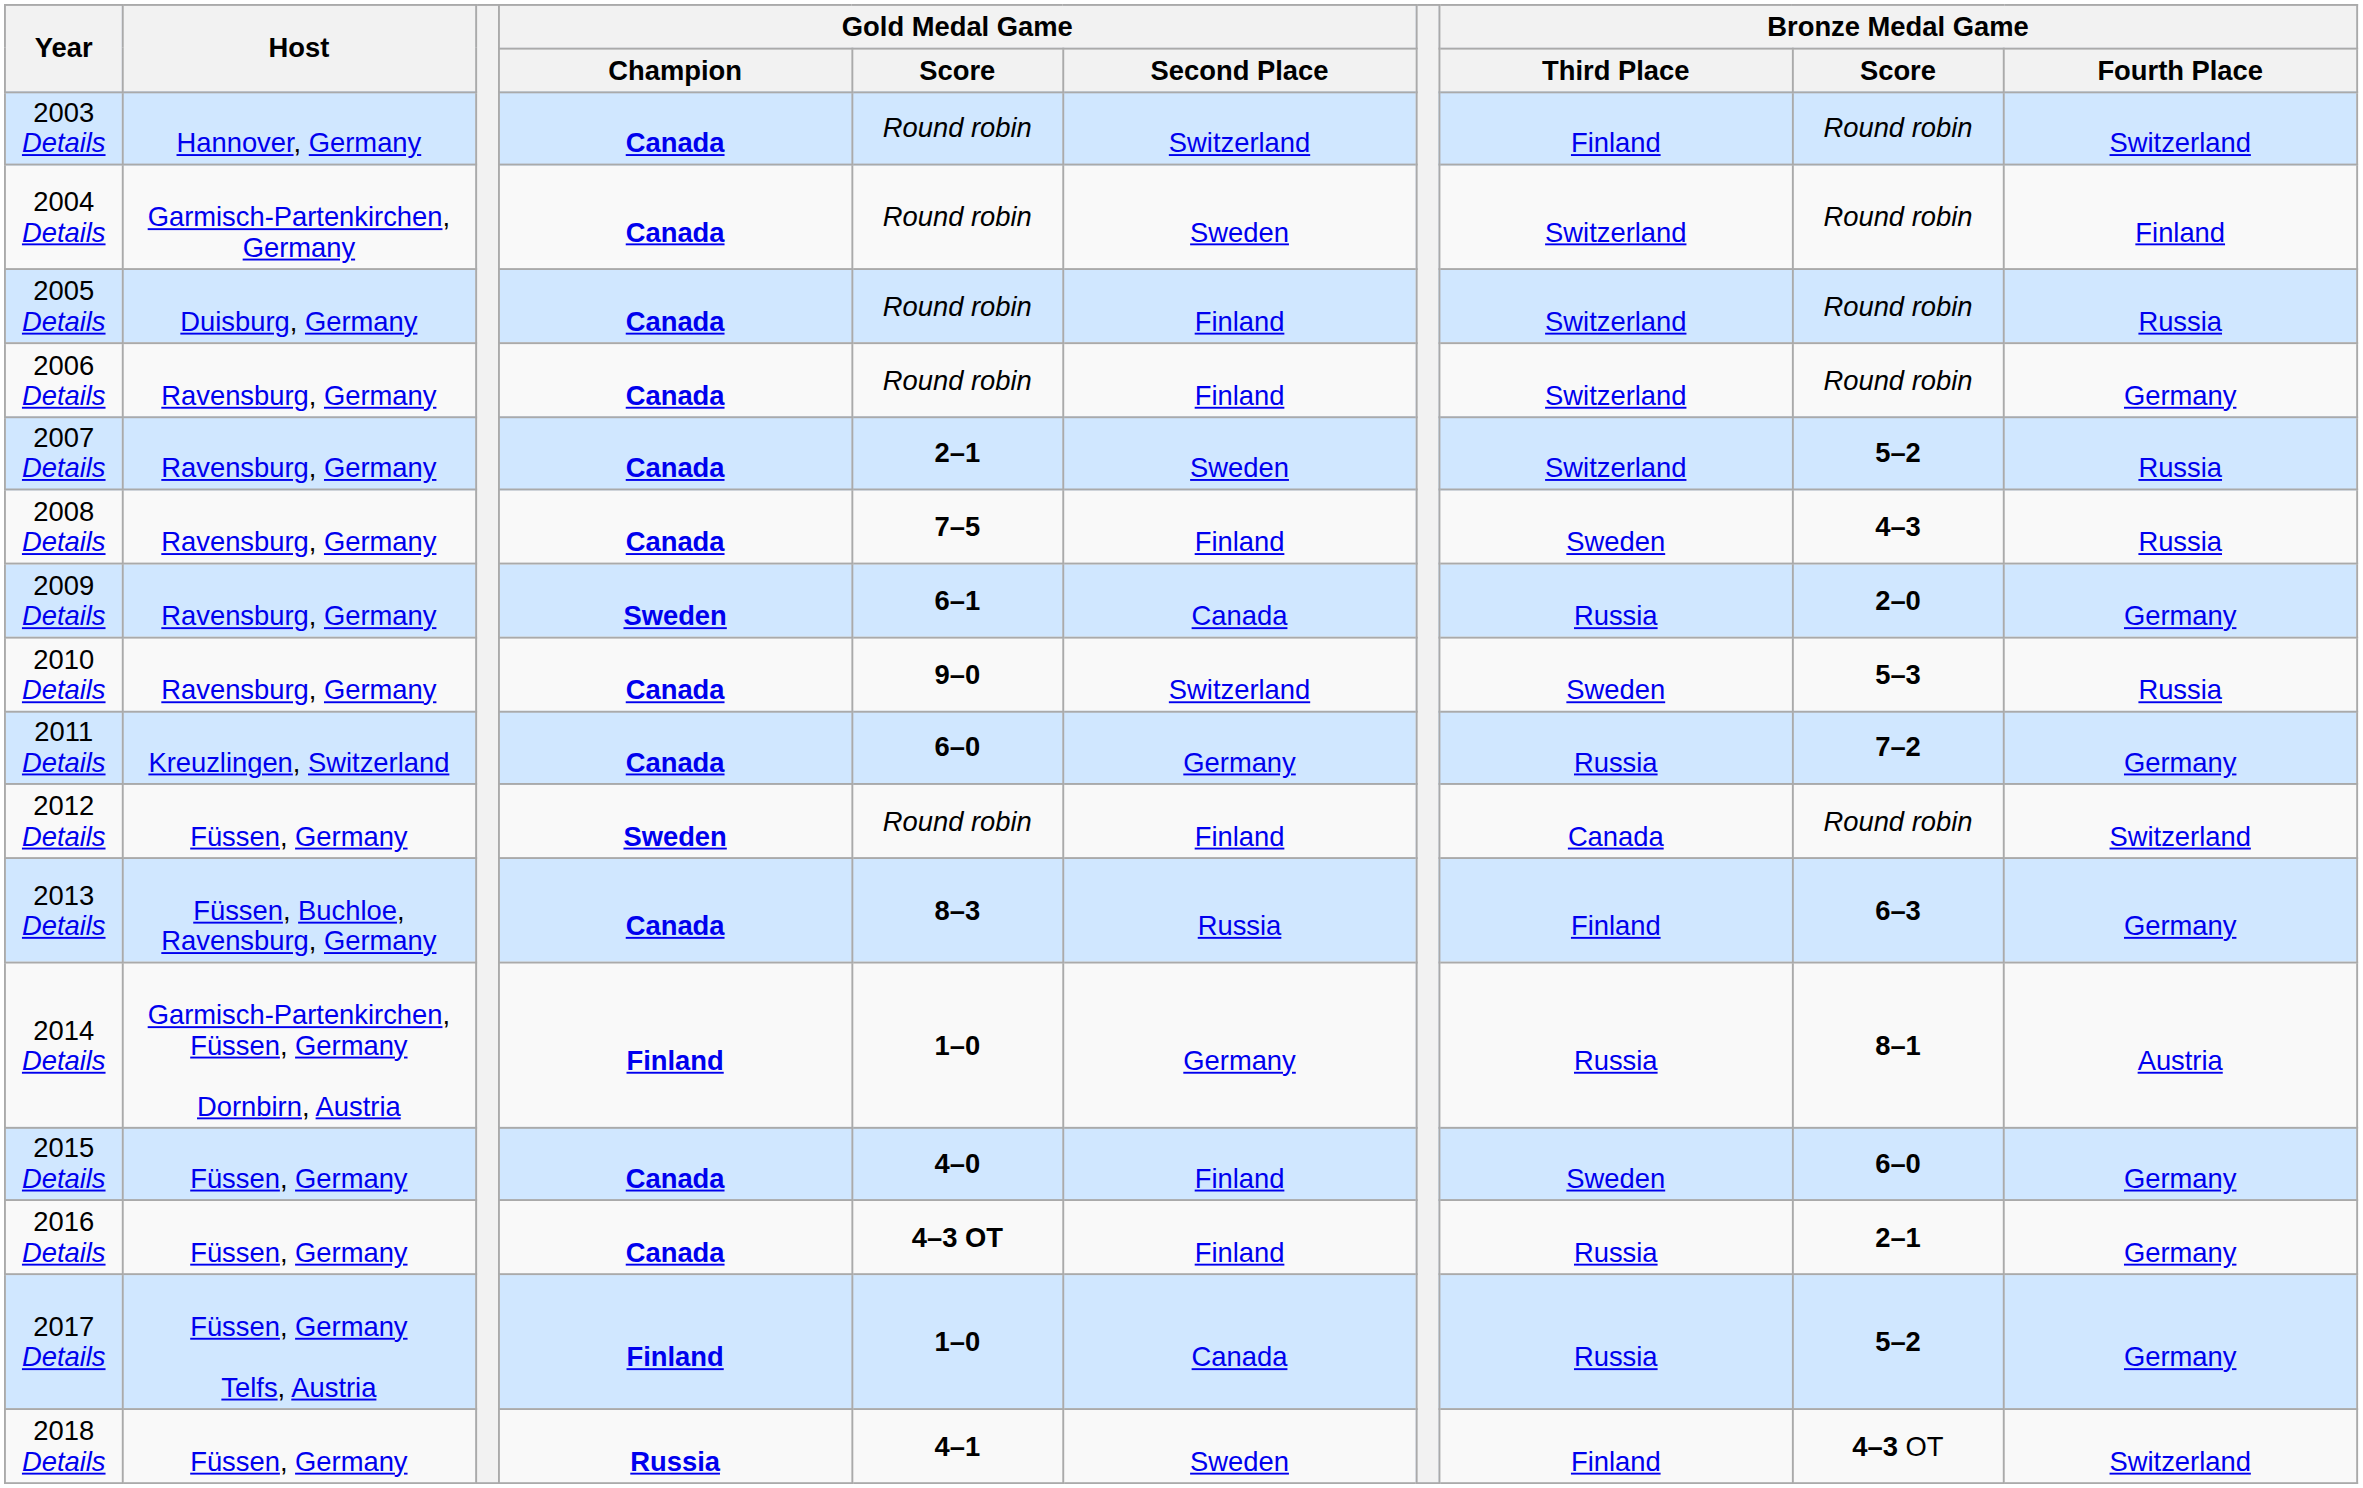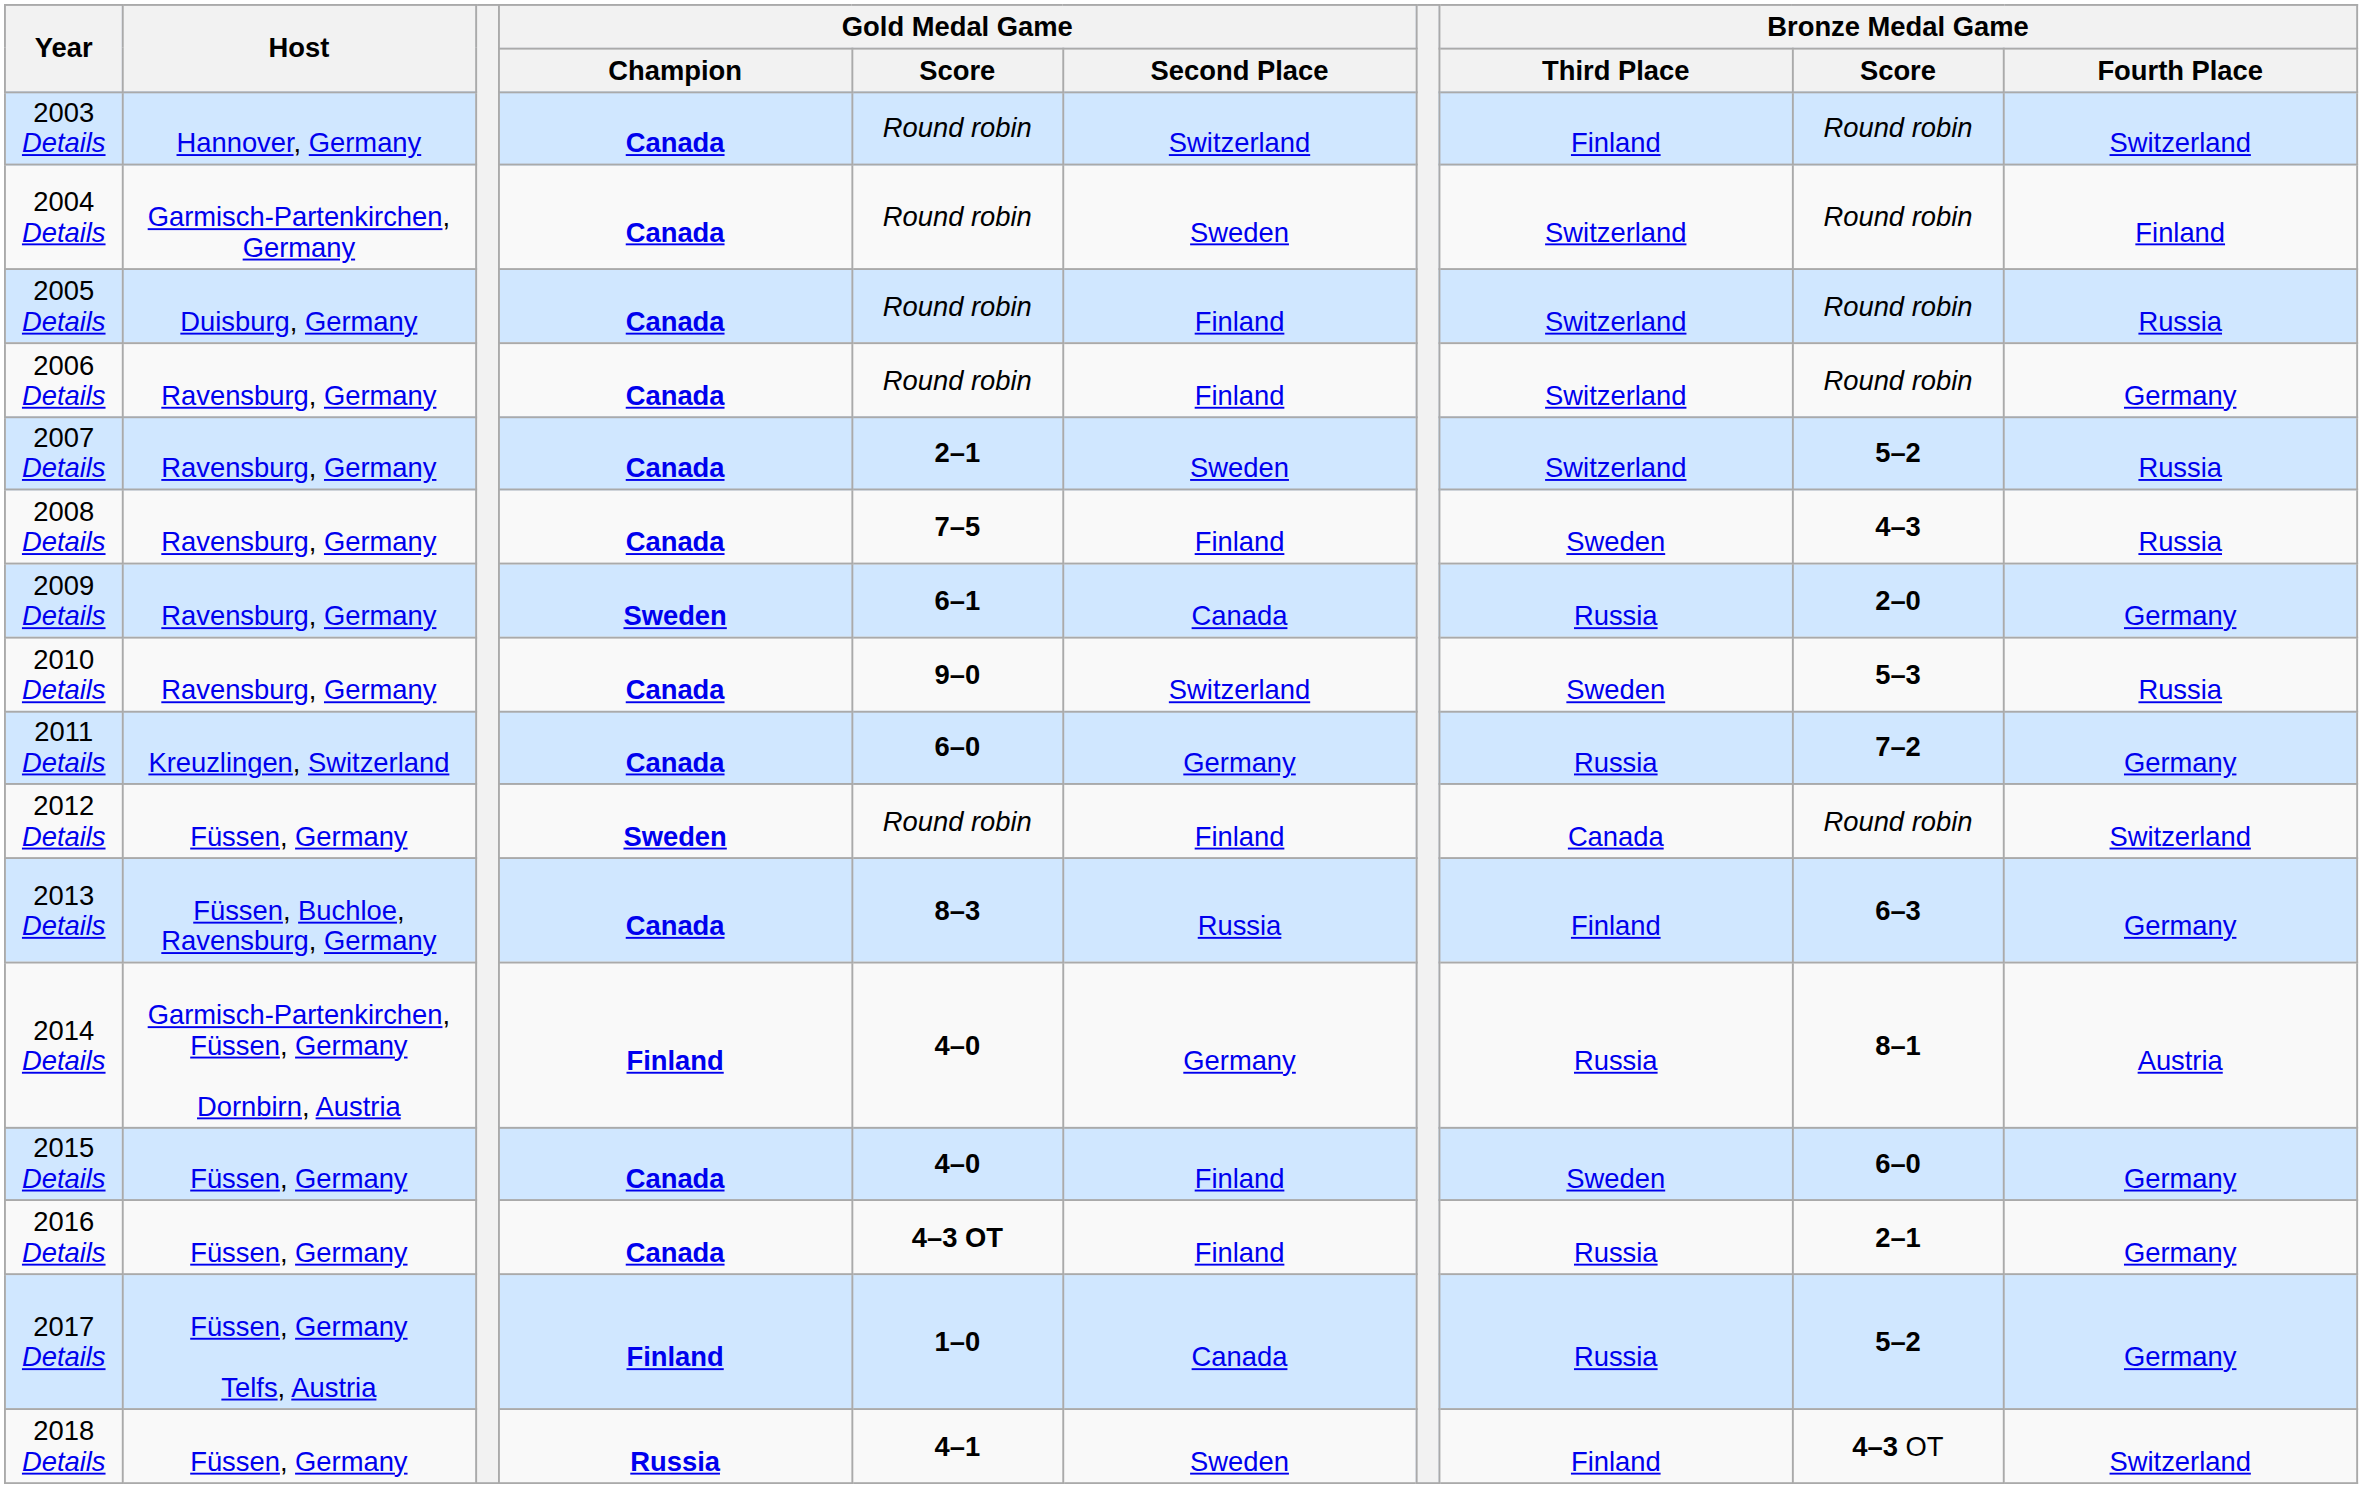(957, 1045) 1–0 -> (957, 1045) 4–0
